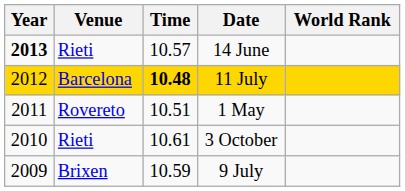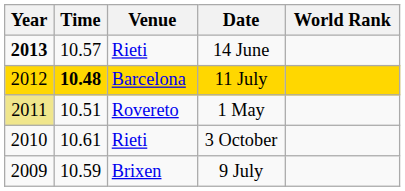columns swapped: (170, 19) <-> (98, 19)
(29, 110) no background -> (29, 110) khaki background
